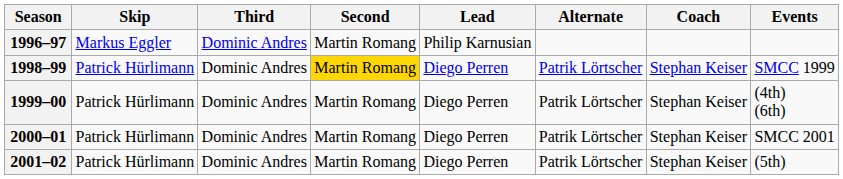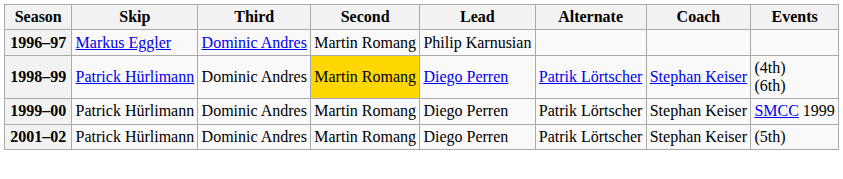(795, 67) SMCC 1999 -> (770, 76) (4th) (6th)
(770, 102) (4th) (6th) -> (795, 111) SMCC 1999
- row: (38, 136)
